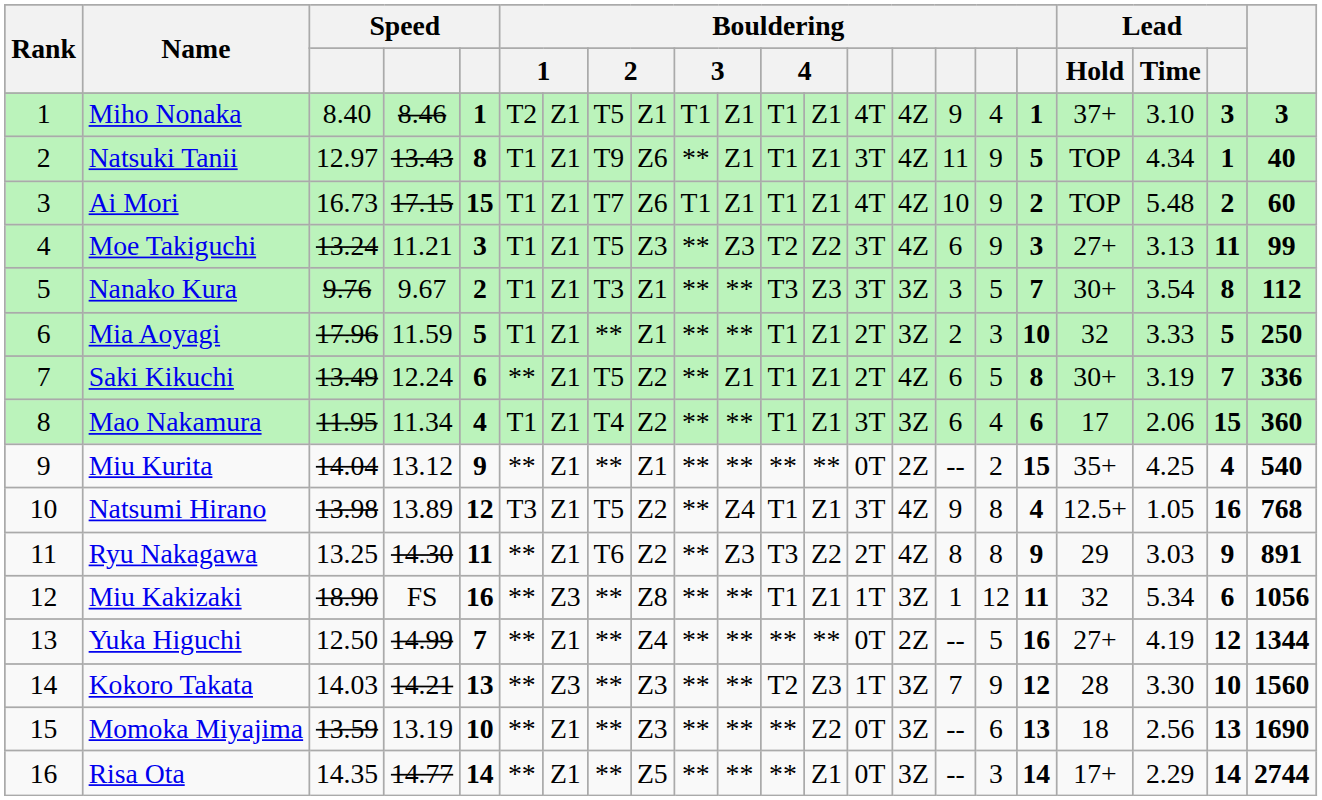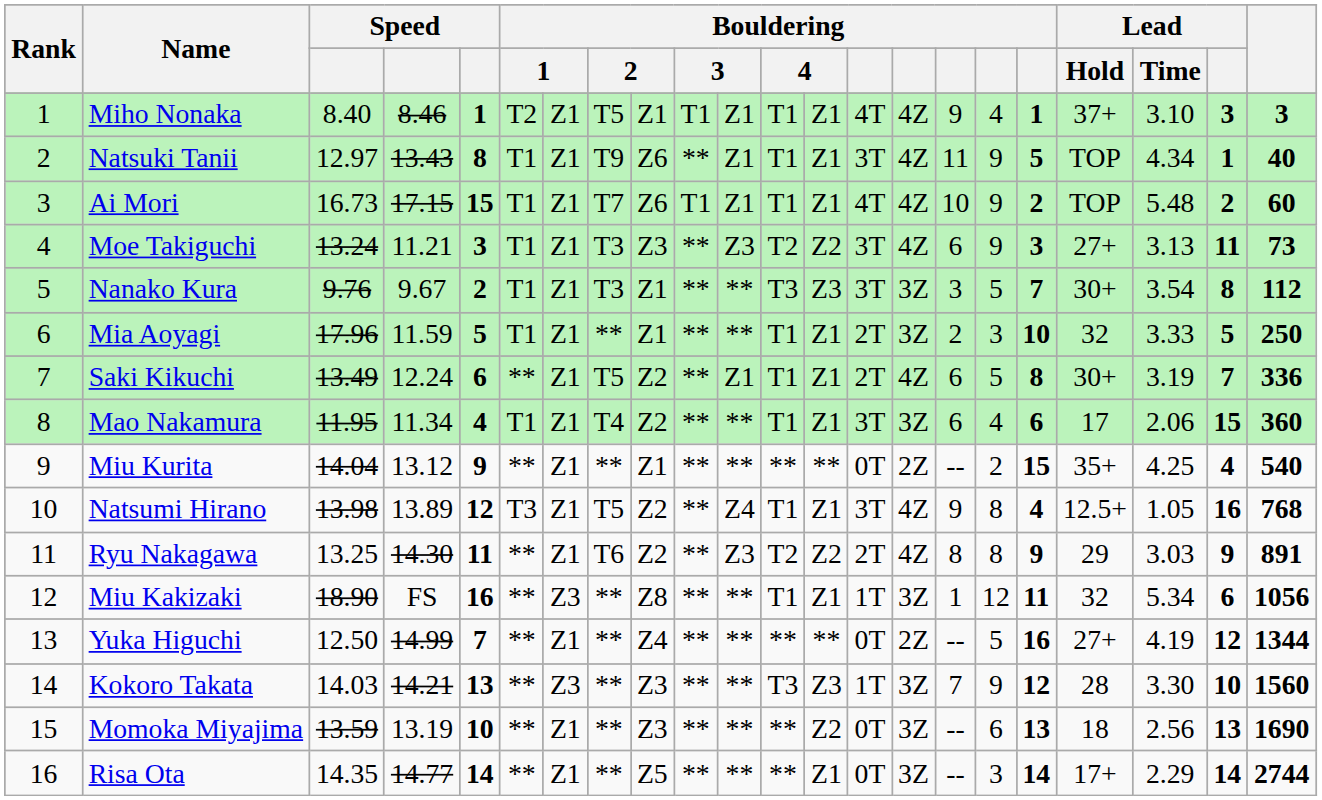(609, 245) T5 -> (609, 245) T3
(1282, 245) 99 -> (1282, 245) 73
(783, 553) T3 -> (783, 553) T2
(783, 684) T2 -> (783, 684) T3
